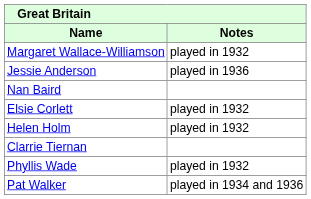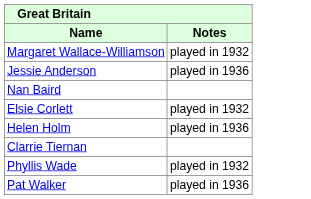(210, 127) played in 1932 -> (210, 127) played in 1936
(237, 184) played in 1934 and 1936 -> (210, 184) played in 1936
